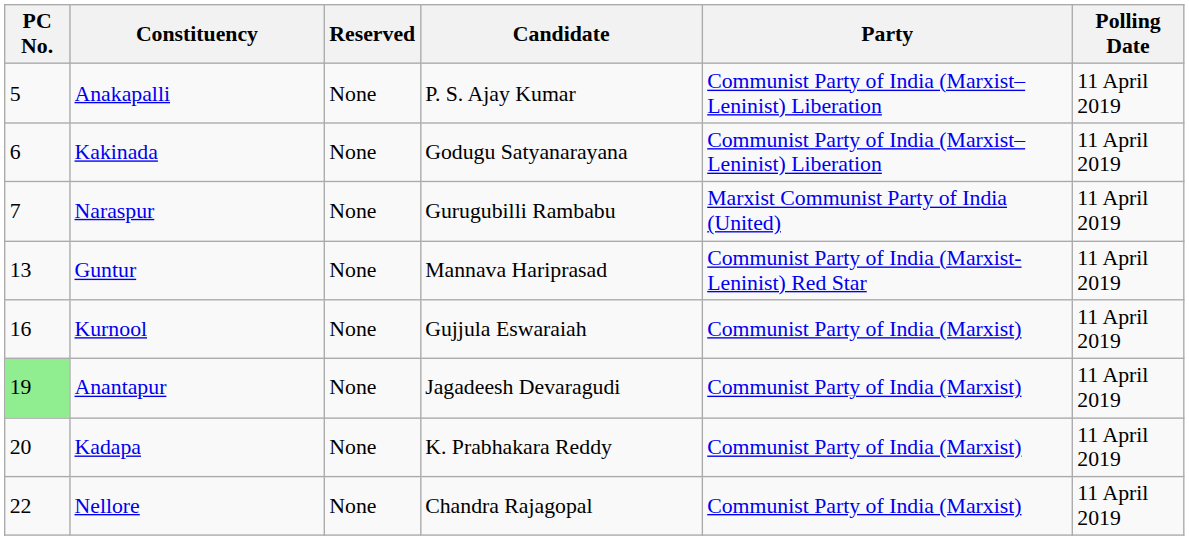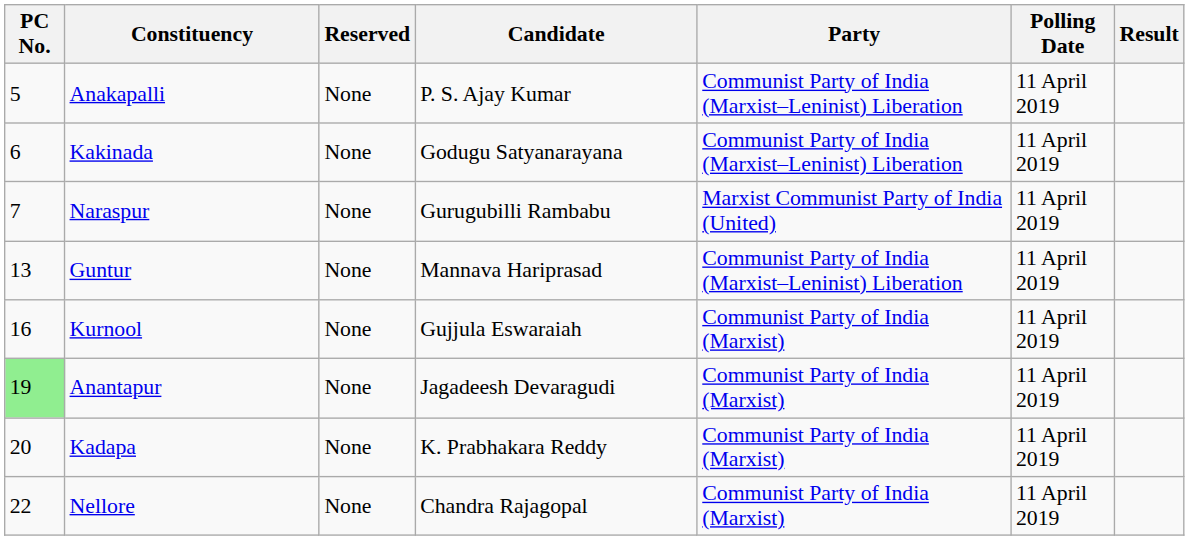+ column: (1149, 33)
(864, 269) Communist Party of India (Marxist-Leninist) Red Star -> (832, 269) Communist Party of India (Marxist–Leninist) Liberation
